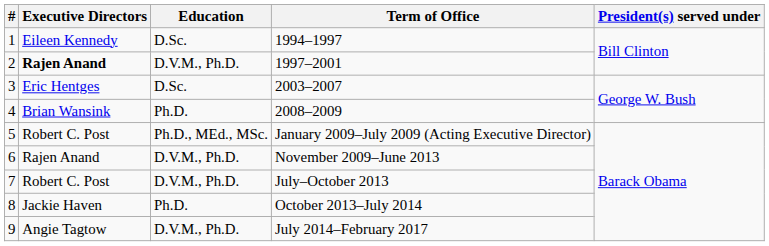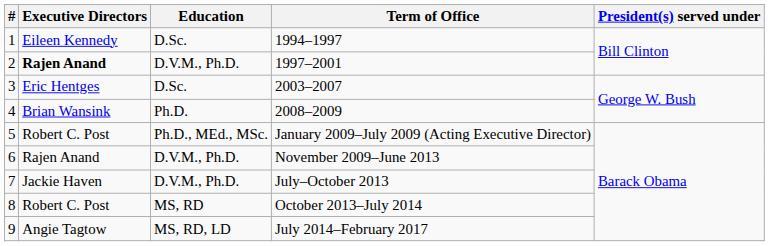(66, 181) Robert C. Post -> (62, 181) Jackie Haven
(62, 205) Jackie Haven -> (66, 205) Robert C. Post
(171, 205) Ph.D. -> (179, 205) MS, RD
(197, 228) D.V.M., Ph.D. -> (192, 228) MS, RD, LD
